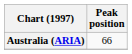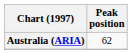(107, 40) 66 -> (107, 40) 62
